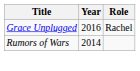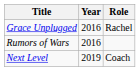(91, 43) 2014 -> (91, 43) 2016
+ row: (27, 58)
